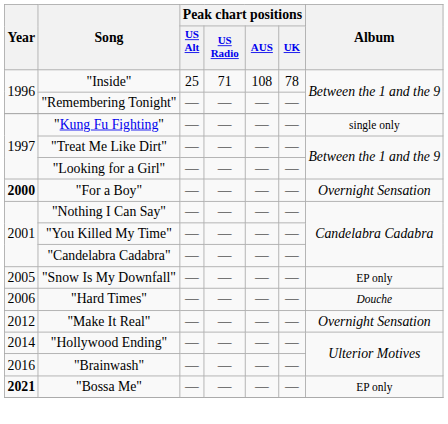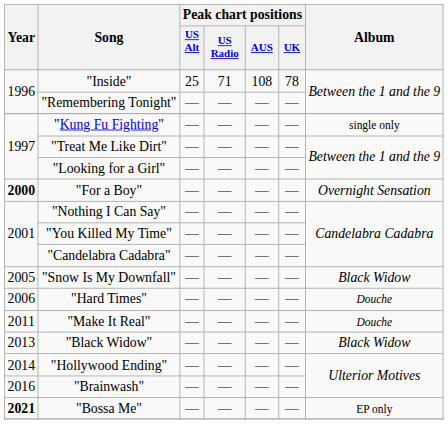(374, 278) EP only -> (374, 277) Black Widow
(21, 321) 2012 -> (21, 321) 2011
(374, 321) Overnight Sensation -> (374, 322) Douche
+ row: (109, 343)
